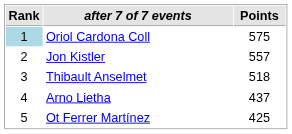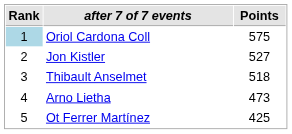(259, 57) 557 -> (259, 57) 527
(259, 97) 437 -> (259, 97) 473
